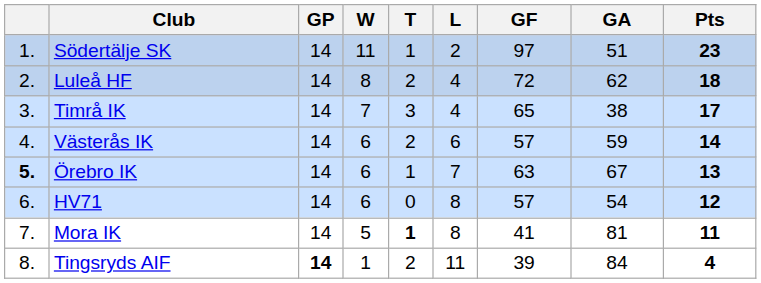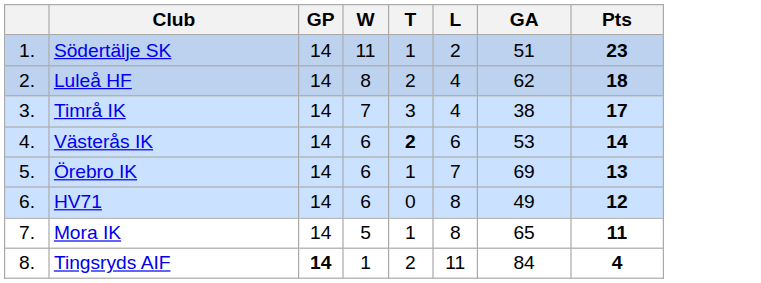- column: (524, 19)
(410, 141) normal -> (410, 141) bold
(617, 141) 59 -> (524, 141) 53
(27, 171) bold -> (27, 171) normal
(617, 171) 67 -> (524, 171) 69
(617, 202) 54 -> (524, 202) 49
(410, 232) bold -> (410, 232) normal
(617, 232) 81 -> (524, 232) 65
